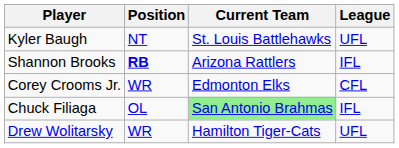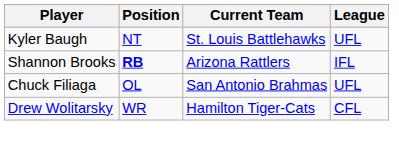- row: (64, 85)
(262, 108) lightgreen background -> (257, 85) no background
(350, 108) IFL -> (348, 85) UFL
(353, 131) UFL -> (348, 108) CFL
